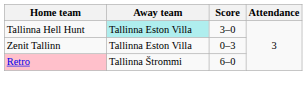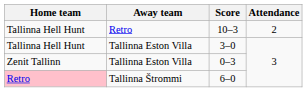+ row: (228, 29)
(150, 29) paleturquoise background -> (150, 45) no background
